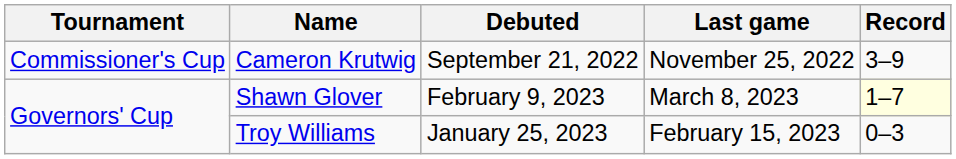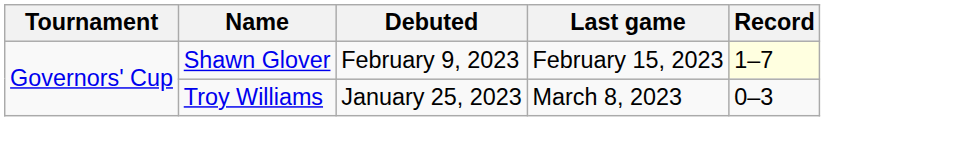- row: (326, 60)
(724, 97) March 8, 2023 -> (628, 60) February 15, 2023
(745, 134) February 15, 2023 -> (607, 97) March 8, 2023
